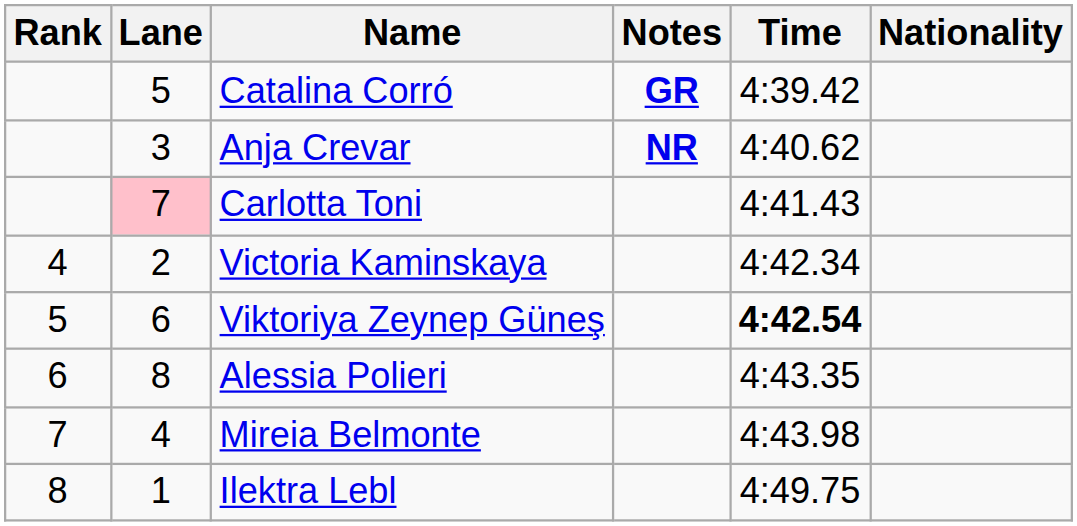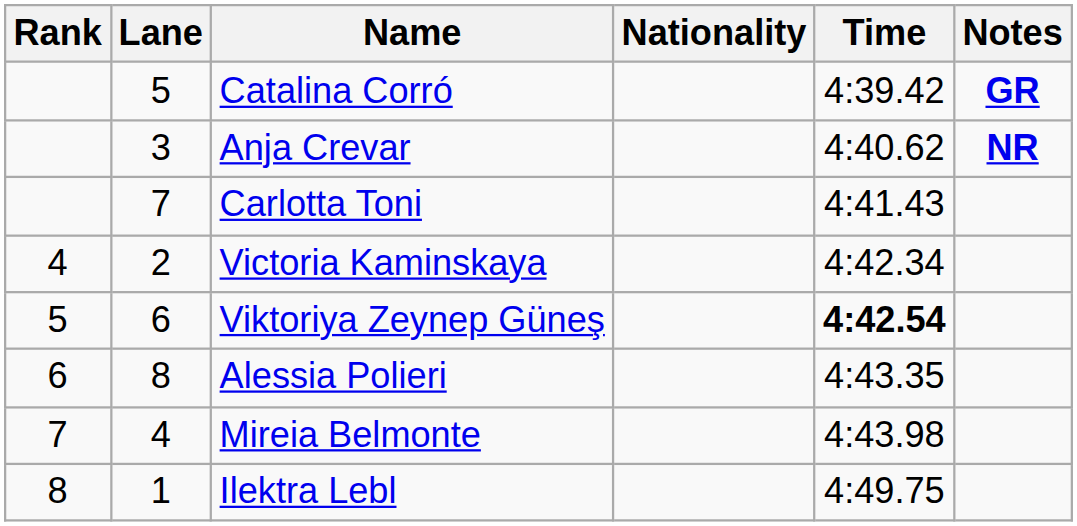columns swapped: (970, 33) <-> (672, 33)
(161, 205) pink background -> (161, 205) no background
